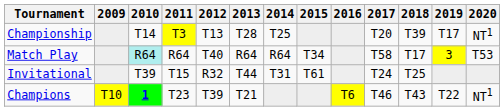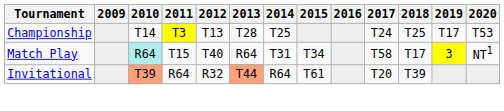(381, 35) T20 -> (381, 33) T24
(415, 35) T39 -> (415, 33) T25
(483, 35) NT1 -> (483, 33) T53
(179, 55) R64 -> (179, 54) T15
(280, 55) R64 -> (280, 54) T31
(483, 55) T53 -> (483, 54) NT1
(145, 74) no background -> (145, 74) lightsalmon background
(179, 74) T15 -> (179, 74) R64
(246, 74) no background -> (246, 74) lightsalmon background
(280, 74) T31 -> (280, 74) R64
(381, 74) T24 -> (381, 74) T20
(415, 74) T25 -> (415, 74) T39
- row: (39, 95)
